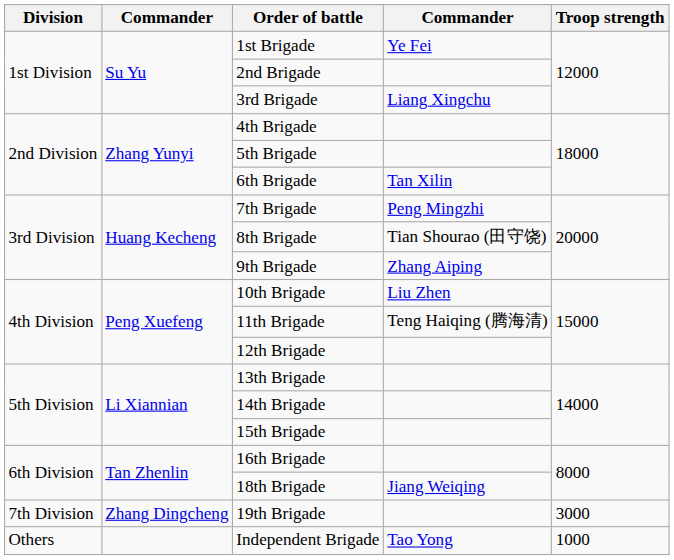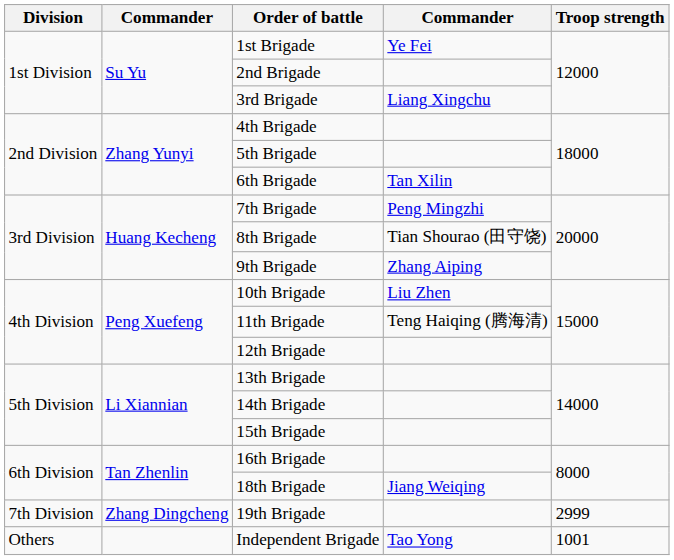(573, 513) 3000 -> (573, 513) 2999
(573, 540) 1000 -> (573, 540) 1001
